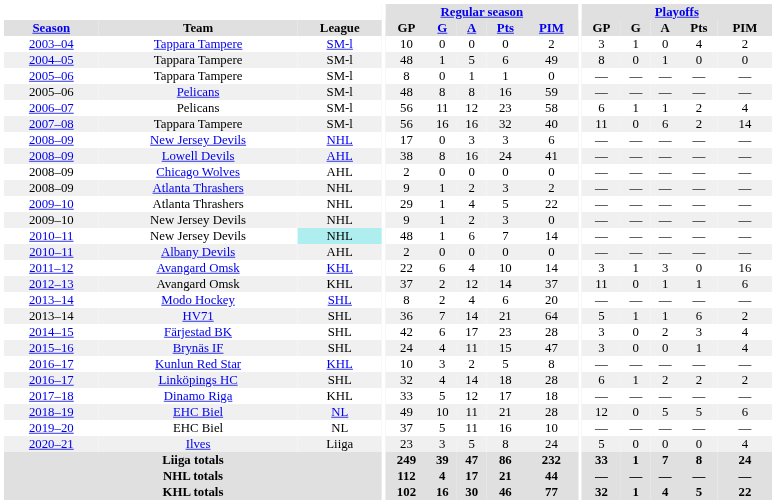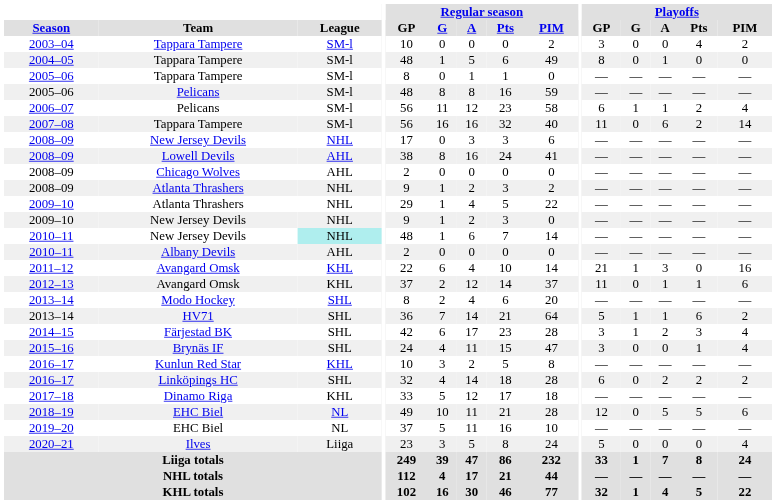(636, 44) 1 -> (636, 44) 0
(601, 268) 3 -> (601, 268) 21
(636, 332) 0 -> (636, 332) 1
(636, 380) 1 -> (636, 380) 0
